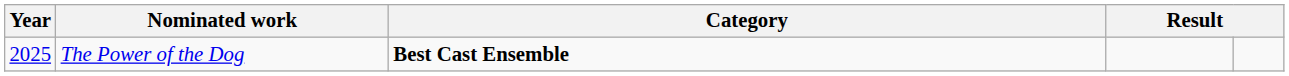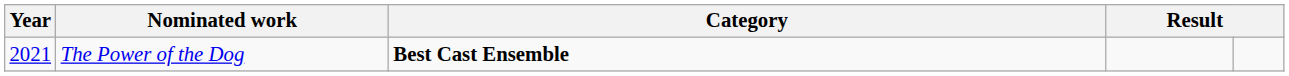(30, 53) 2025 -> (30, 53) 2021
